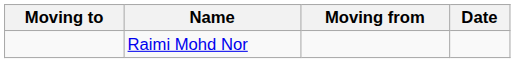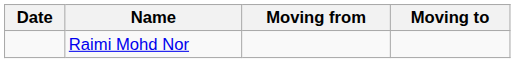columns swapped: (479, 17) <-> (64, 17)
